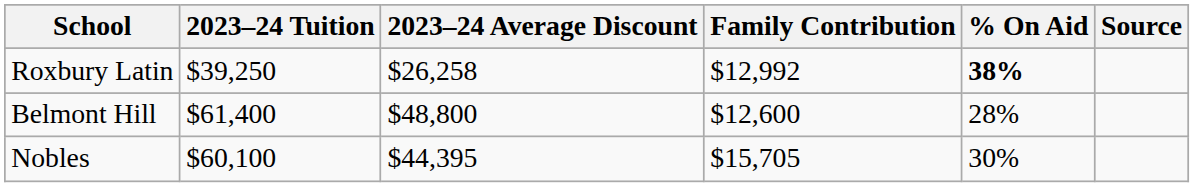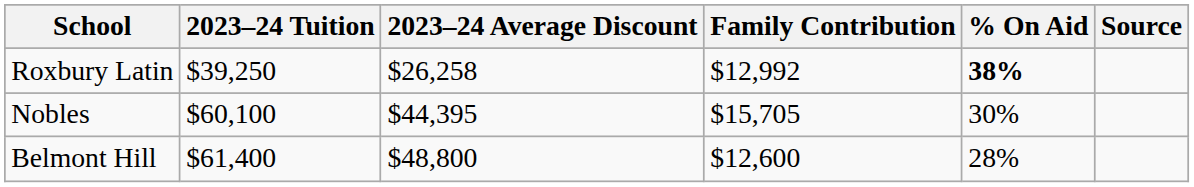rows swapped: (84, 114) <-> (50, 158)
